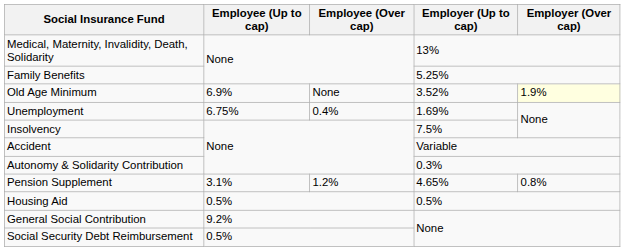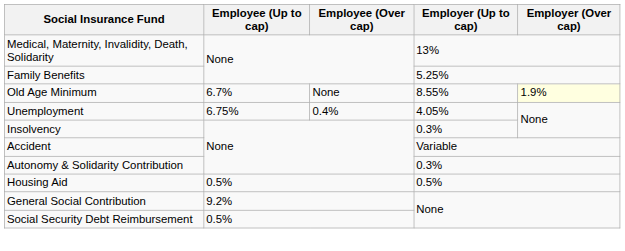(219, 93) 6.9% -> (219, 93) 6.7%
(432, 93) 3.52% -> (432, 93) 8.55%
(432, 111) 1.69% -> (432, 111) 4.05%
(429, 129) 7.5% -> (429, 129) 0.3%
- row: (59, 183)
